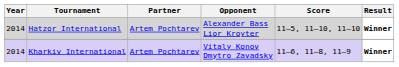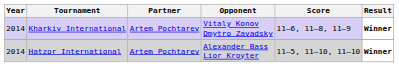rows swapped: (75, 28) <-> (77, 50)
